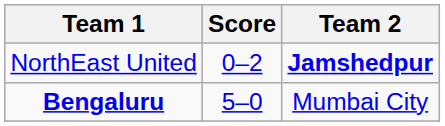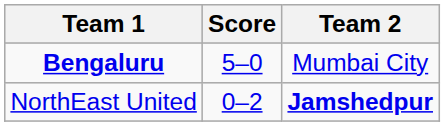rows swapped: (104, 101) <-> (104, 62)
